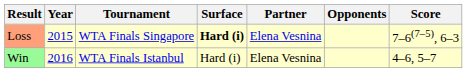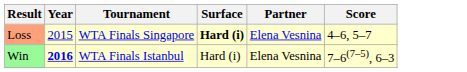- column: (357, 14)
(426, 36) 7–6(7–5), 6–3 -> (349, 34) 4–6, 5–7
(60, 58) normal -> (60, 56) bold
(414, 58) 4–6, 5–7 -> (361, 56) 7–6(7–5), 6–3
